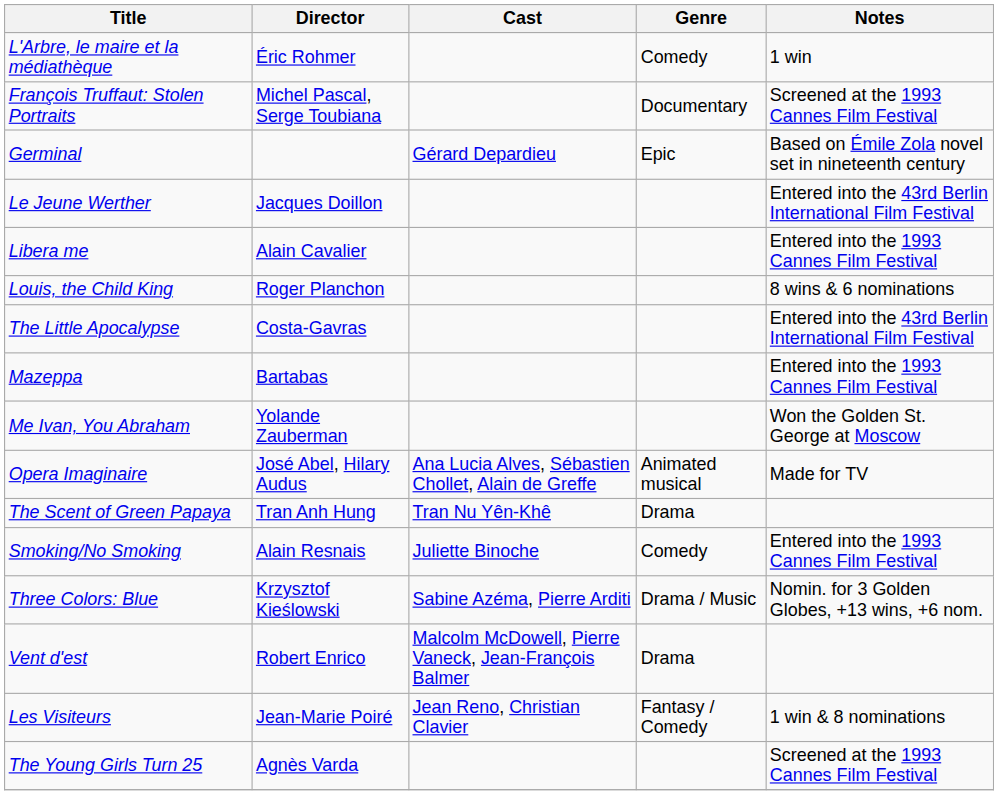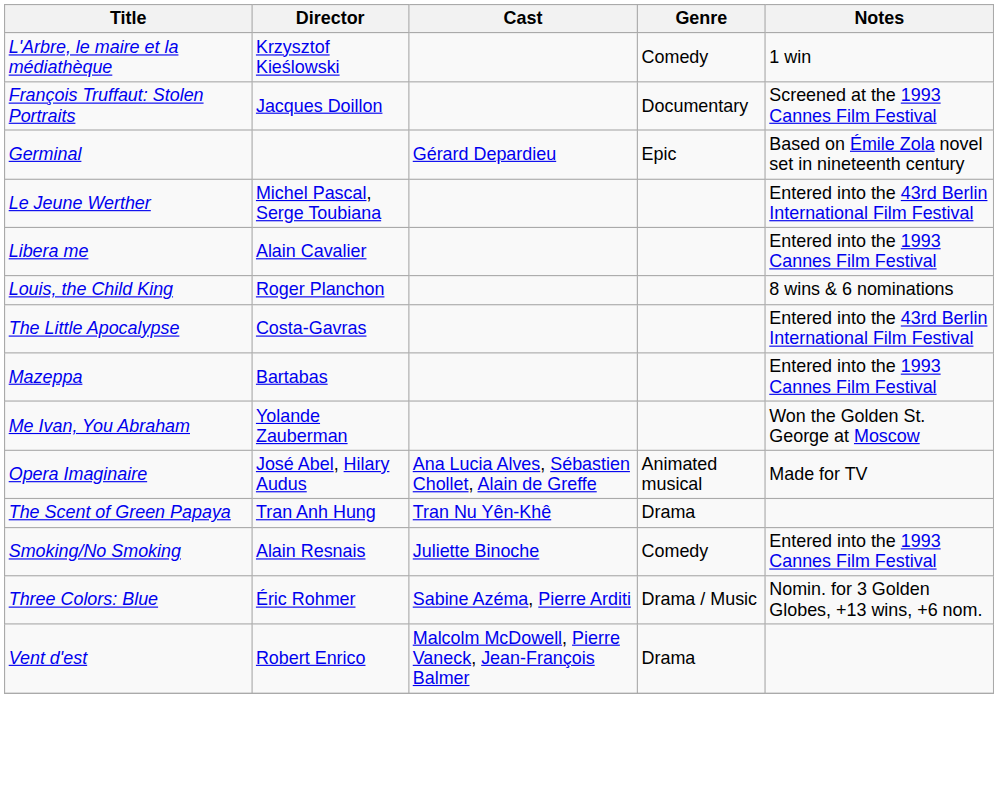(306, 57) Éric Rohmer -> (298, 57) Krzysztof Kieślowski
(319, 105) Michel Pascal, Serge Toubiana -> (319, 105) Jacques Doillon
(319, 202) Jacques Doillon -> (319, 202) Michel Pascal, Serge Toubiana
(298, 599) Krzysztof Kieślowski -> (306, 599) Éric Rohmer
- row: (60, 717)
- row: (105, 765)
